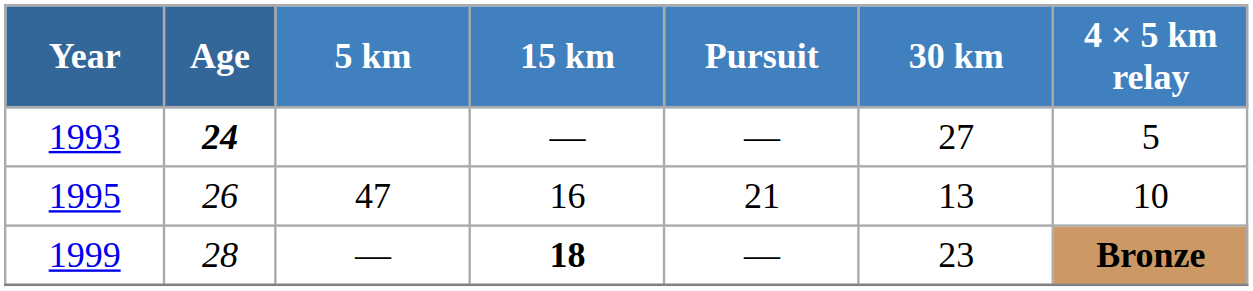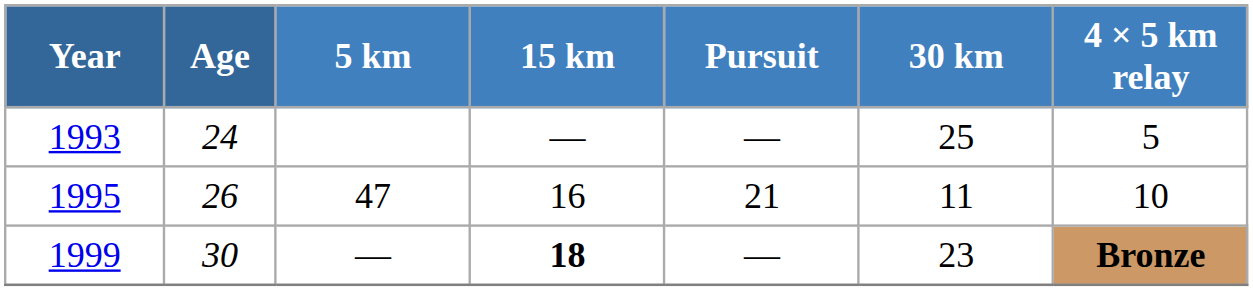(220, 136) bold -> (220, 136) normal
(956, 136) 27 -> (956, 136) 25
(956, 195) 13 -> (956, 195) 11
(220, 255) 28 -> (220, 255) 30
